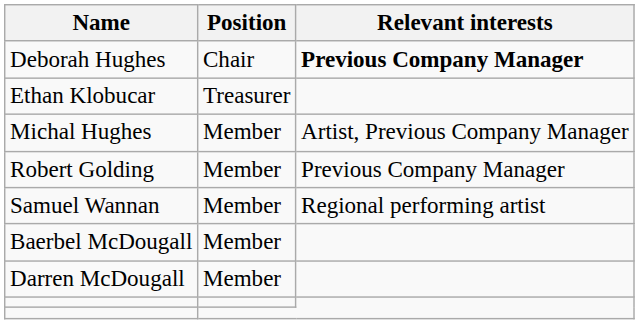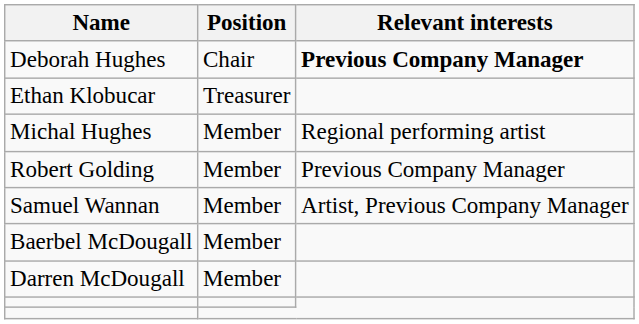(465, 132) Artist, Previous Company Manager -> (423, 132) Regional performing artist
(423, 205) Regional performing artist -> (465, 205) Artist, Previous Company Manager
